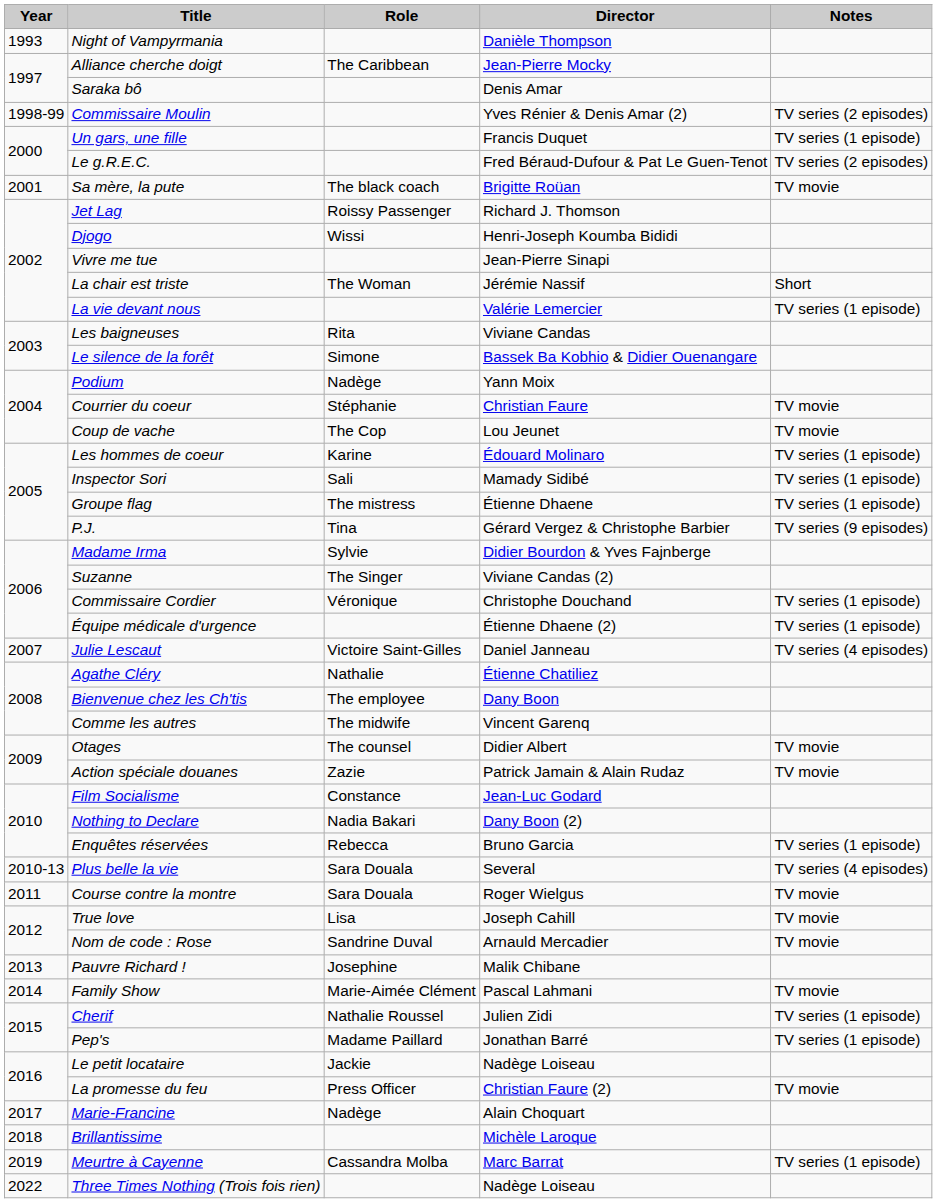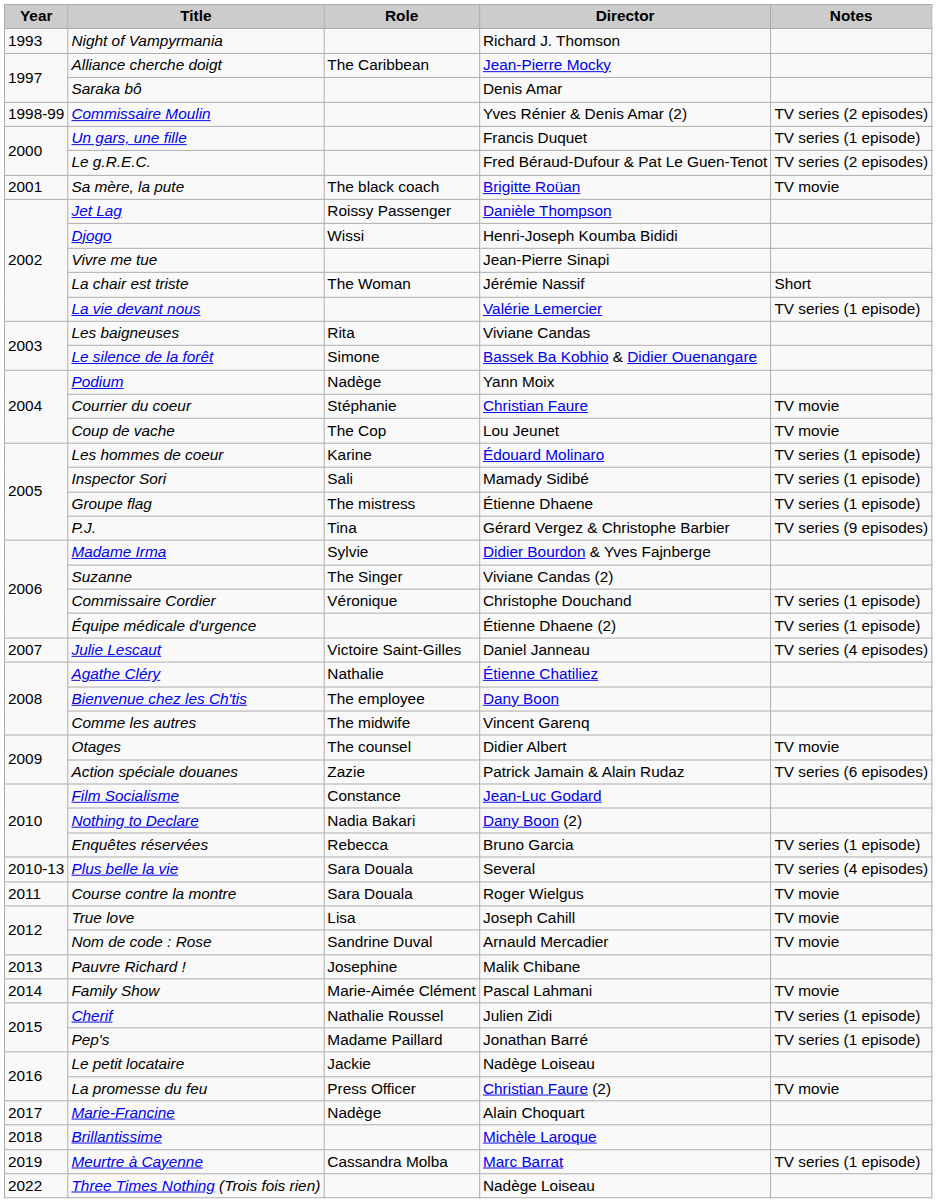(547, 41) Danièle Thompson -> (552, 41) Richard J. Thomson
(552, 211) Richard J. Thomson -> (547, 211) Danièle Thompson
(807, 771) TV movie -> (851, 771) TV series (6 episodes)
